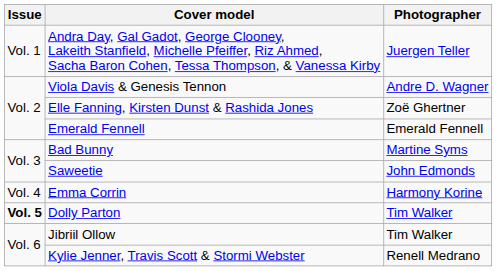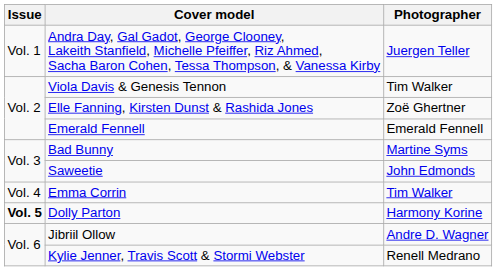(437, 87) Andre D. Wagner -> (419, 87) Tim Walker
(434, 192) Harmony Korine -> (419, 192) Tim Walker
(419, 213) Tim Walker -> (434, 213) Harmony Korine
(419, 234) Tim Walker -> (437, 234) Andre D. Wagner
